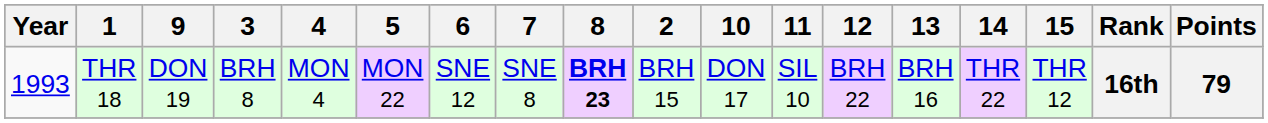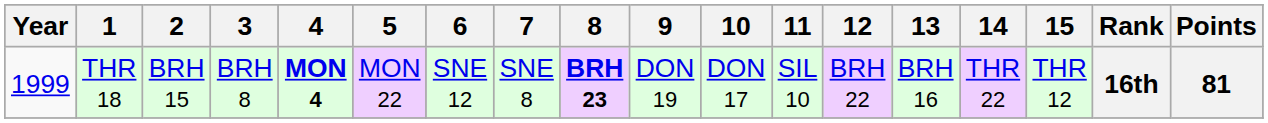columns swapped: (666, 26) <-> (178, 26)
(40, 83) 1993 -> (40, 83) 1999
(319, 83) normal -> (316, 83) bold
(1216, 83) 79 -> (1216, 83) 81
